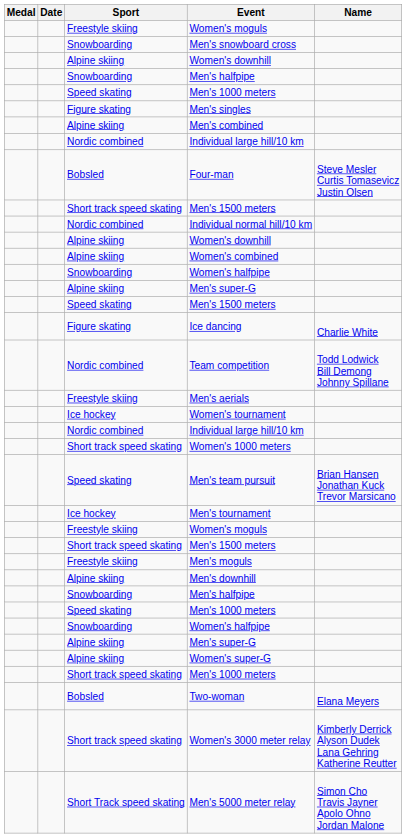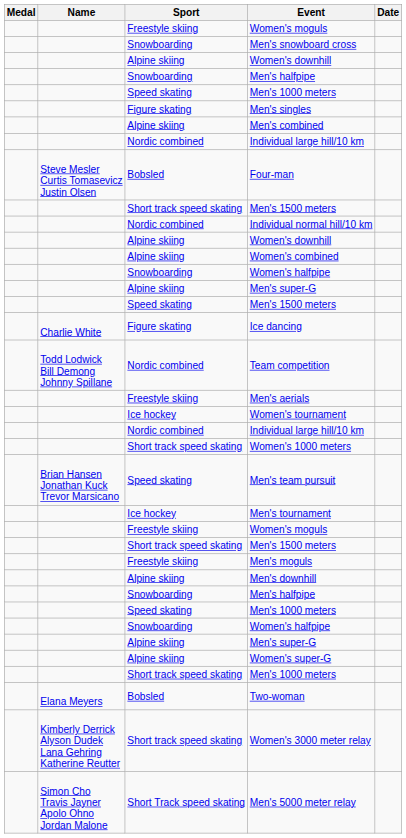columns swapped: (358, 13) <-> (51, 13)
